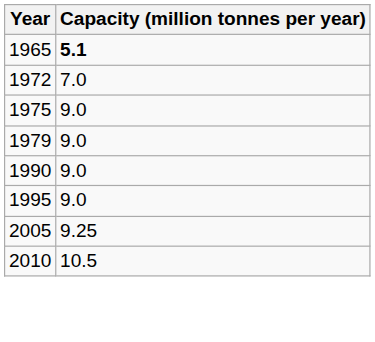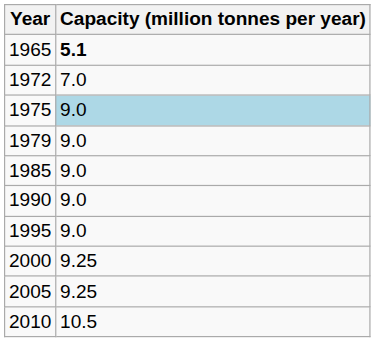(73, 110) no background -> (73, 110) lightblue background
+ row: (30, 170)
+ row: (30, 261)
